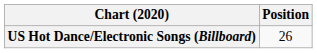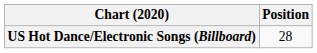(286, 36) 26 -> (286, 36) 28
